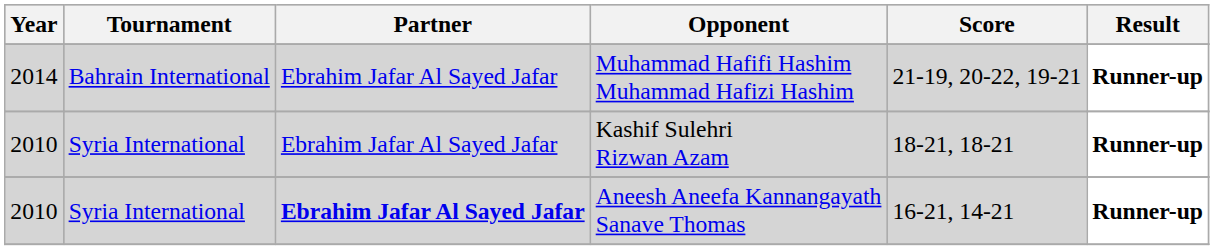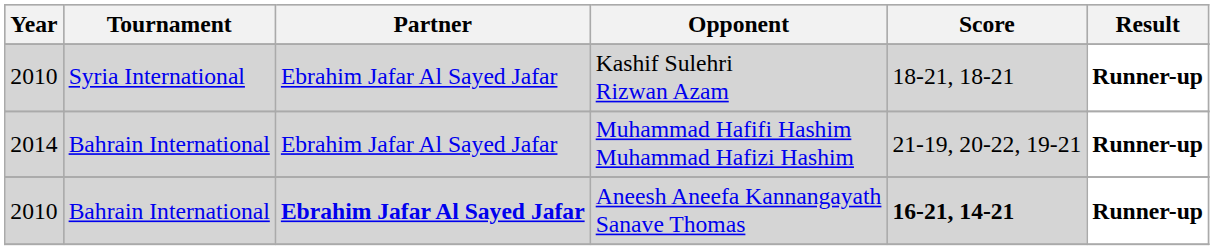rows swapped: (725, 77) <-> (664, 144)
(157, 210) Syria International -> (169, 210) Bahrain International
(953, 210) normal -> (953, 210) bold
